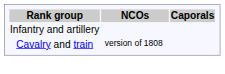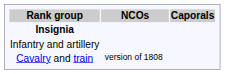+ row: (55, 30)
